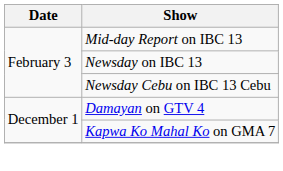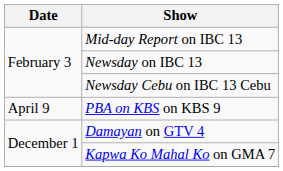+ row: (153, 108)
